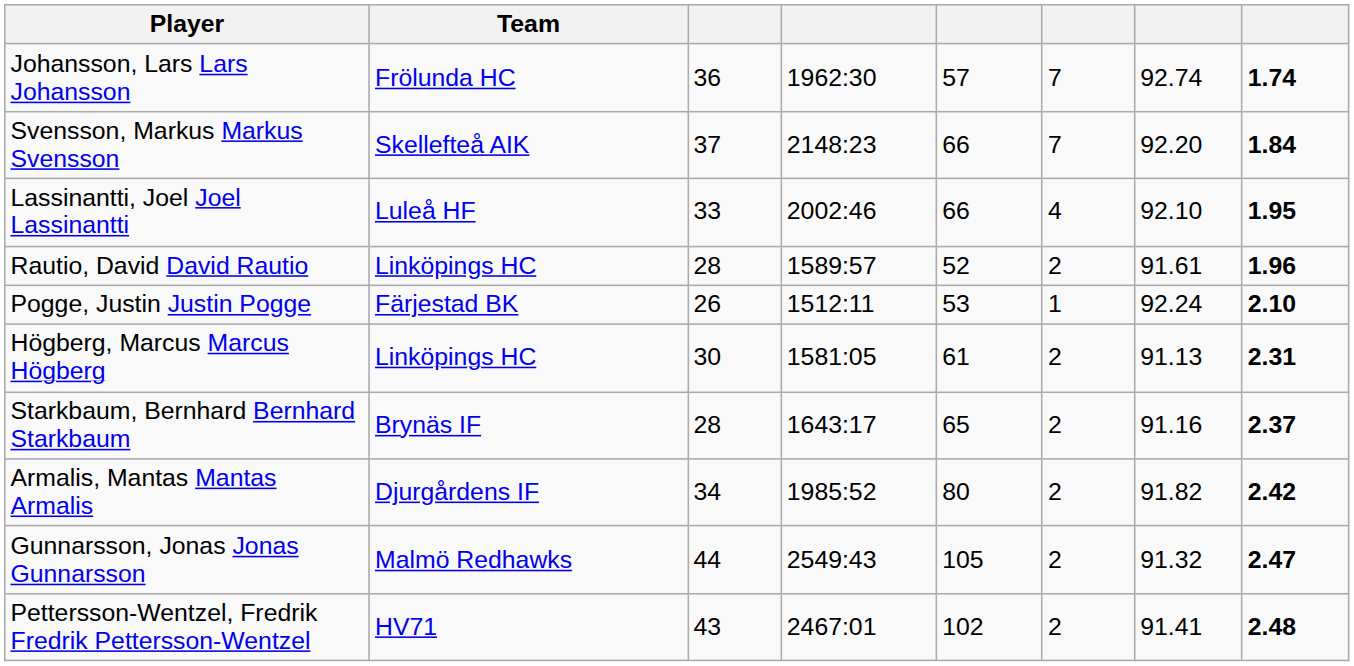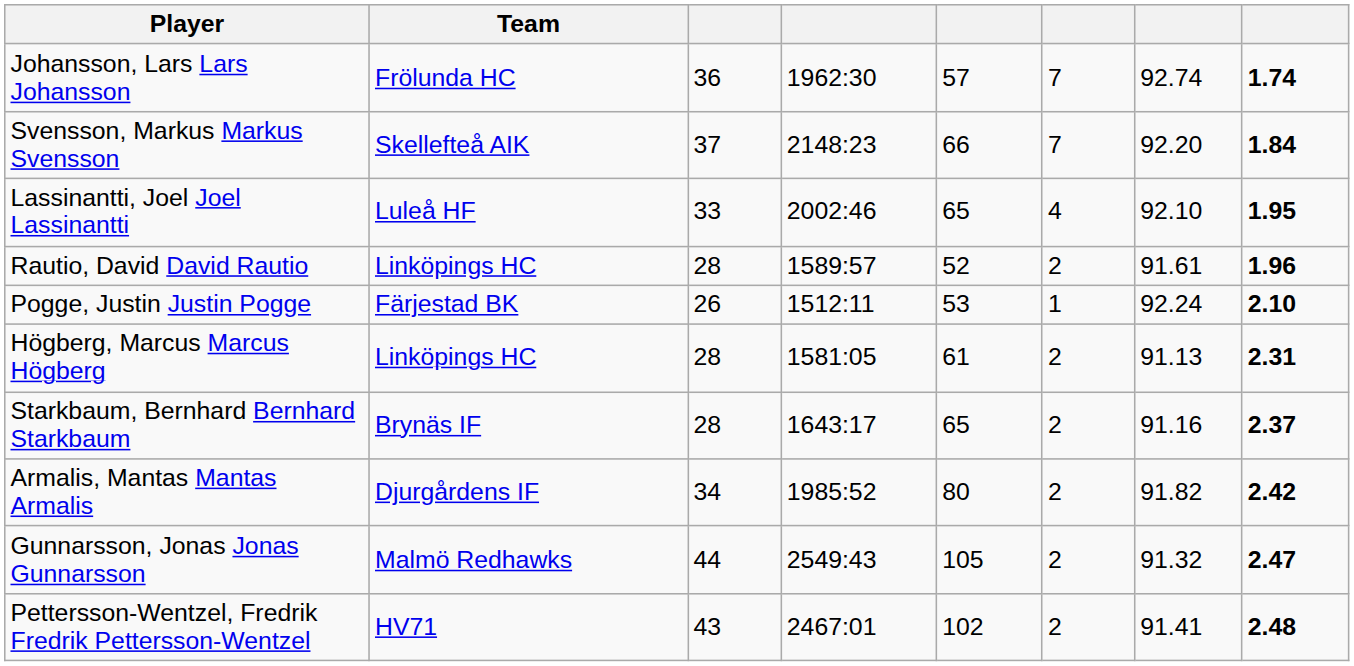(956, 211) 66 -> (956, 211) 65
(707, 357) 30 -> (707, 357) 28
